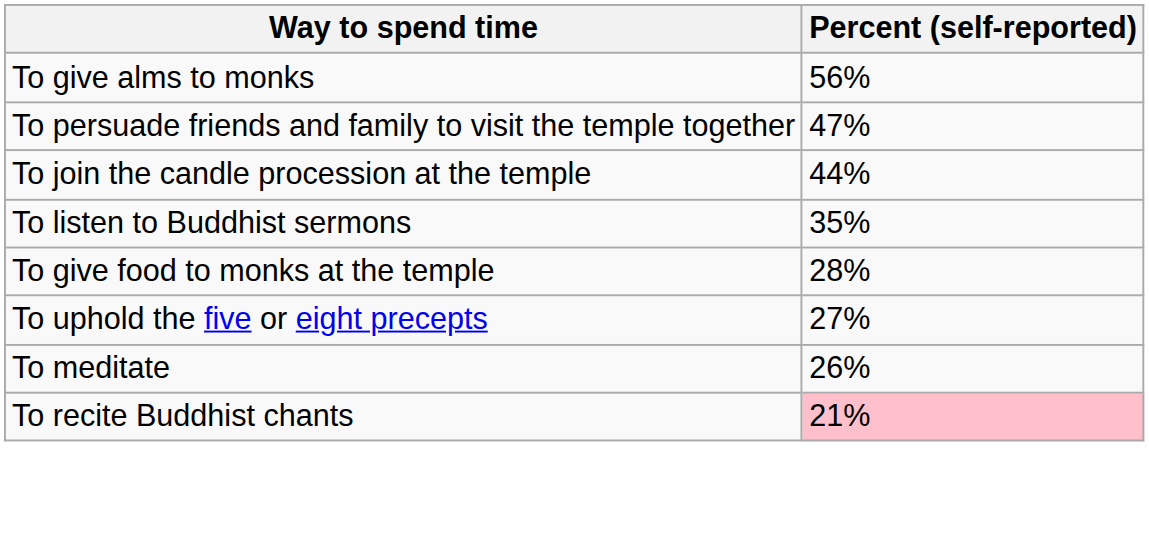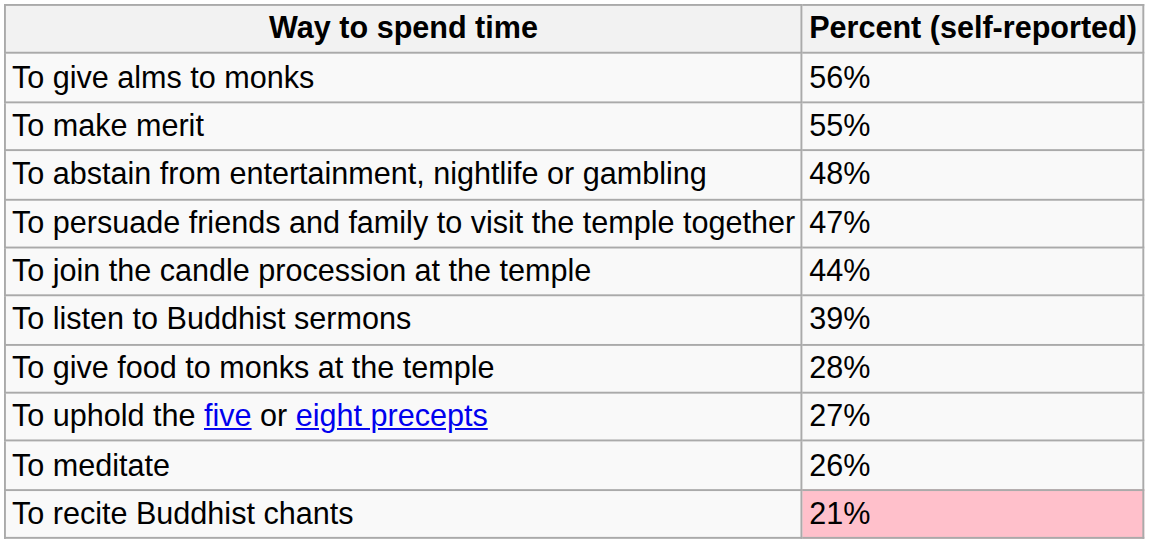+ row: (108, 125)
+ row: (359, 174)
(840, 222) 35% -> (840, 319) 39%
